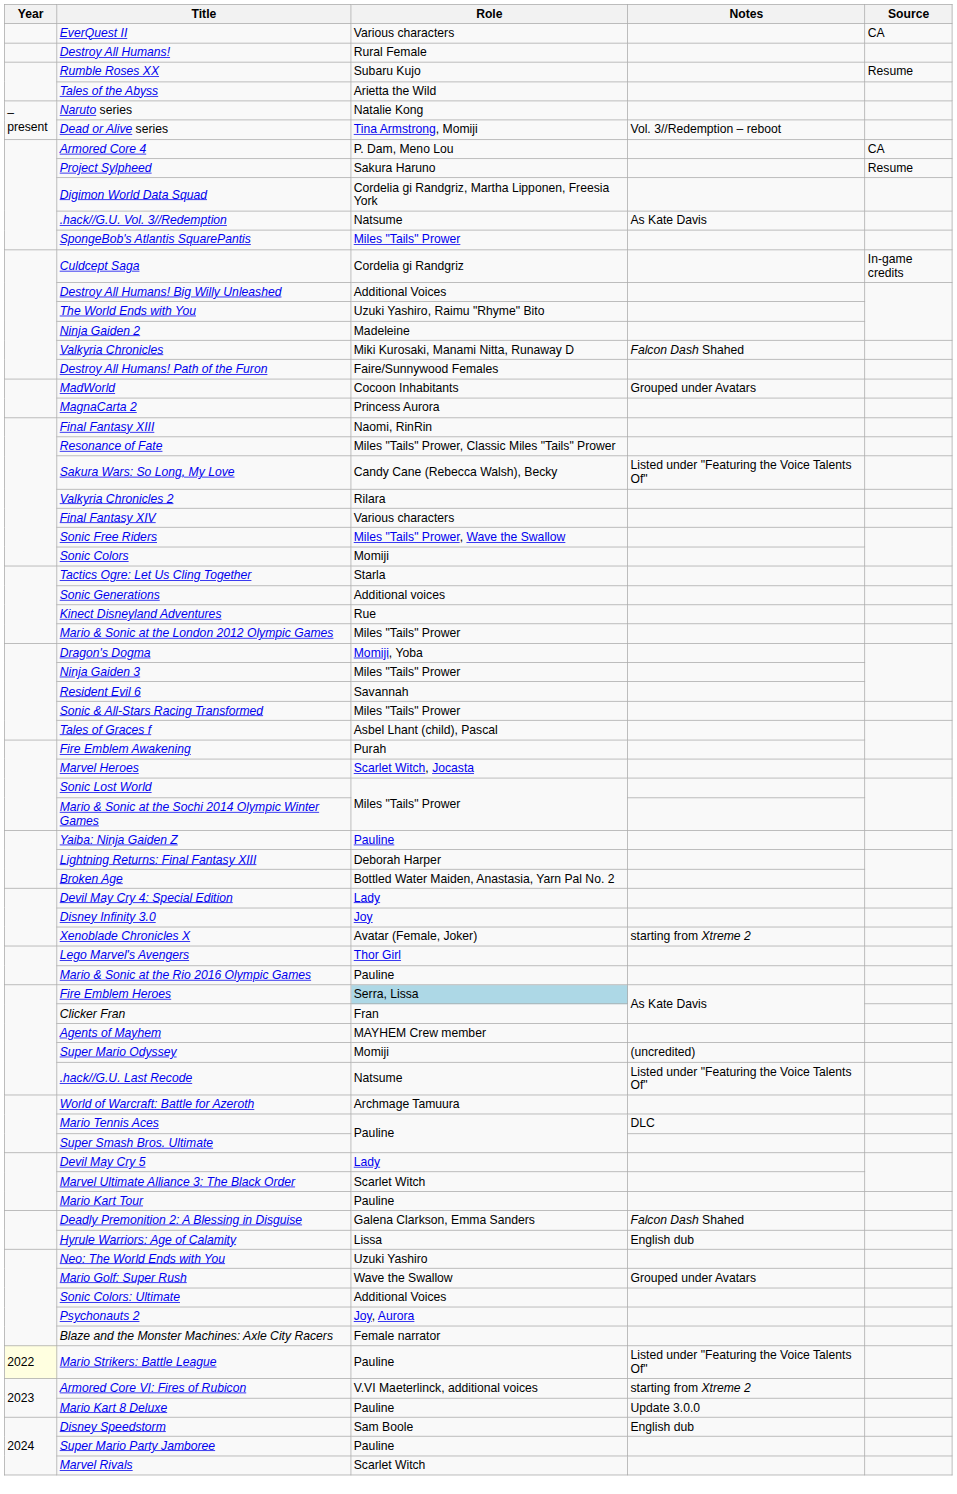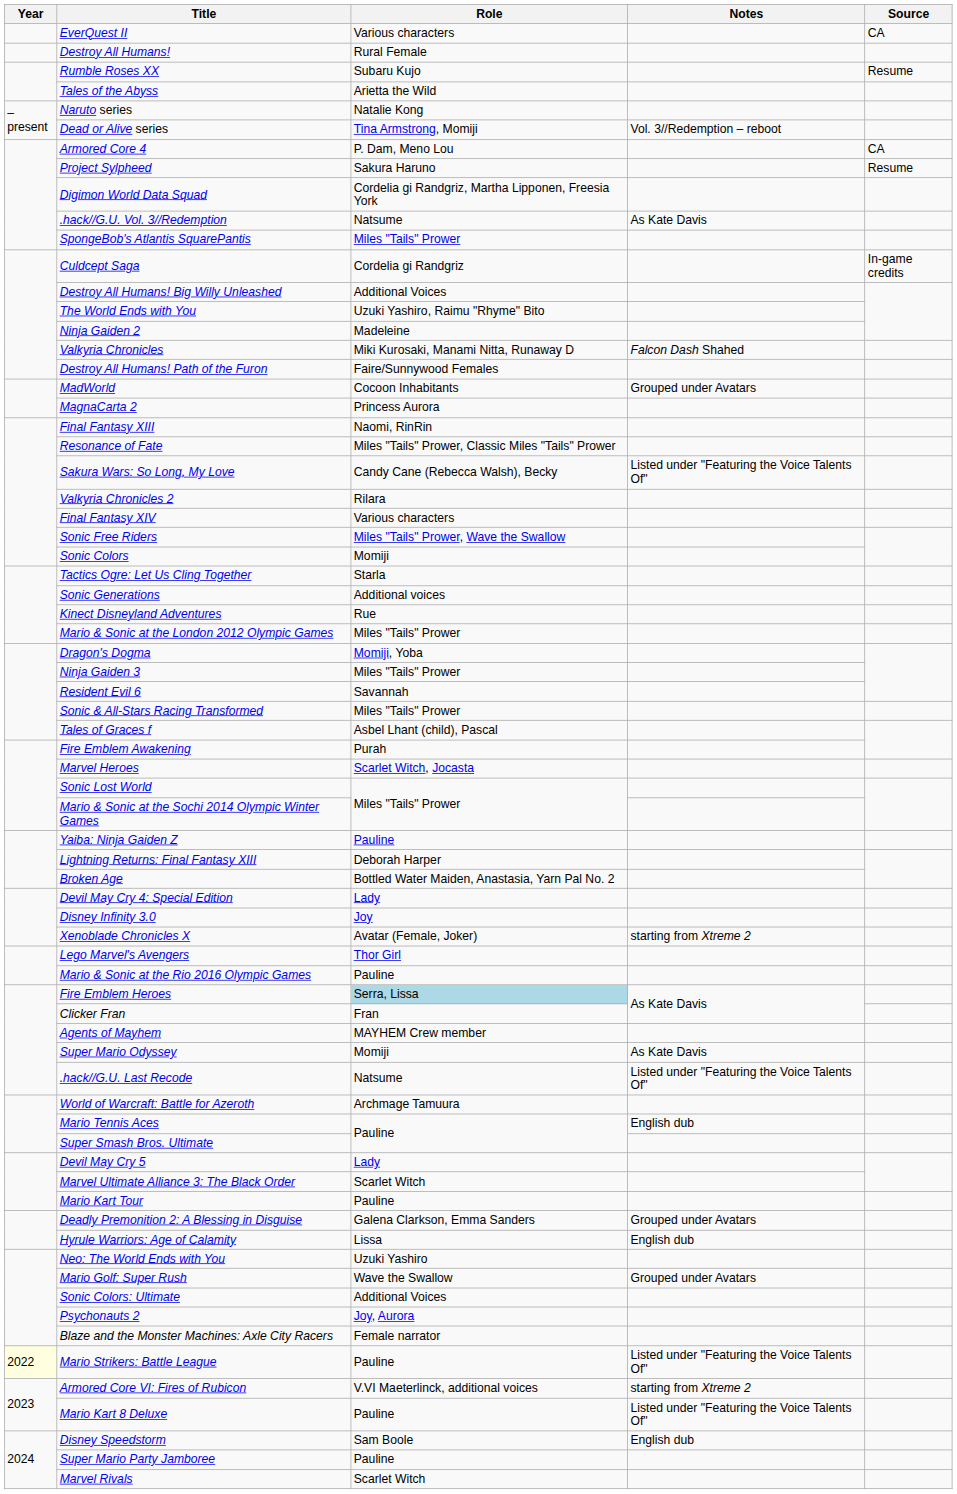(663, 1052) (uncredited) -> (669, 1052) As Kate Davis
(643, 1123) DLC -> (662, 1123) English dub
(687, 1220) Falcon Dash Shahed -> (693, 1220) Grouped under Avatars
(665, 1407) Update 3.0.0 -> (741, 1414) Listed under "Featuring the Voice Talents Of"
